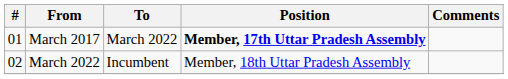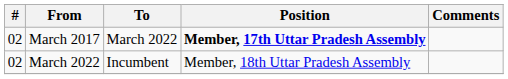(15, 39) 01 -> (15, 39) 02
